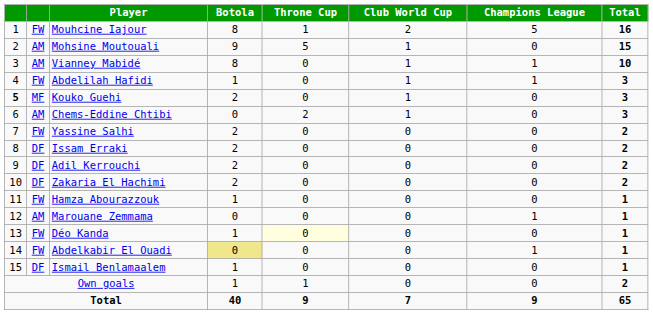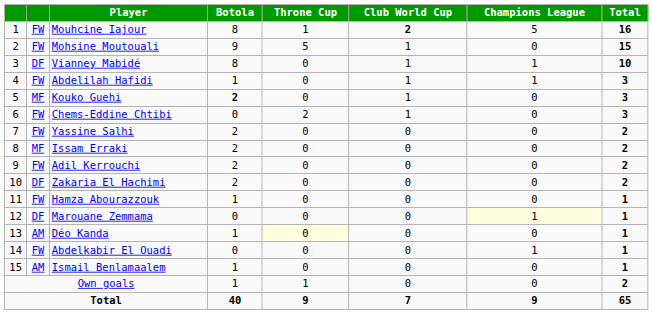(408, 30) normal -> (408, 30) bold
(38, 47) AM -> (38, 47) FW
(38, 64) AM -> (38, 64) DF
(16, 98) bold -> (16, 98) normal
(235, 98) normal -> (235, 98) bold
(38, 115) AM -> (38, 115) FW
(38, 149) DF -> (38, 149) MF
(38, 166) DF -> (38, 166) FW
(38, 217) AM -> (38, 217) DF
(534, 217) no background -> (534, 217) lightyellow background
(38, 234) FW -> (38, 234) AM
(235, 250) khaki background -> (235, 250) no background
(38, 267) DF -> (38, 267) AM
